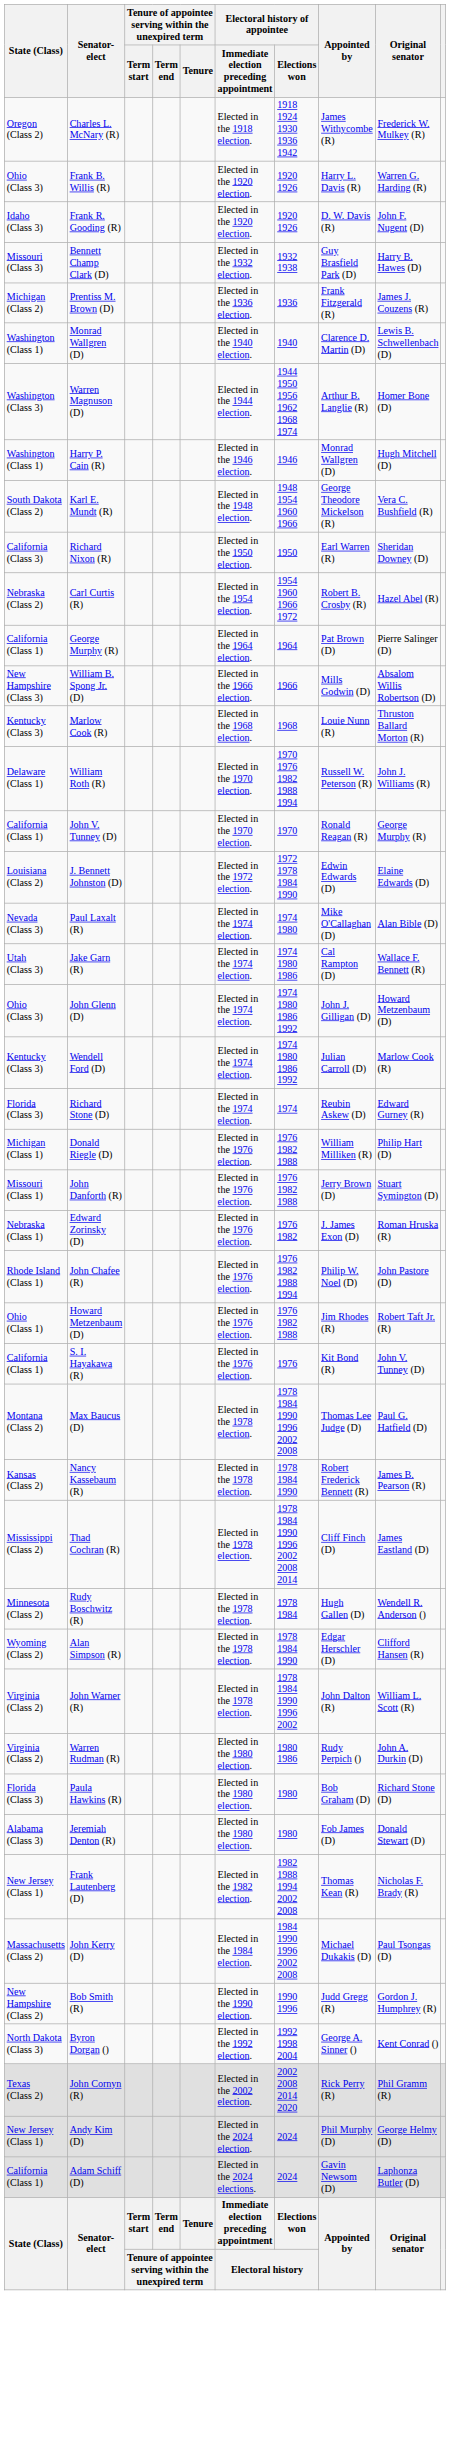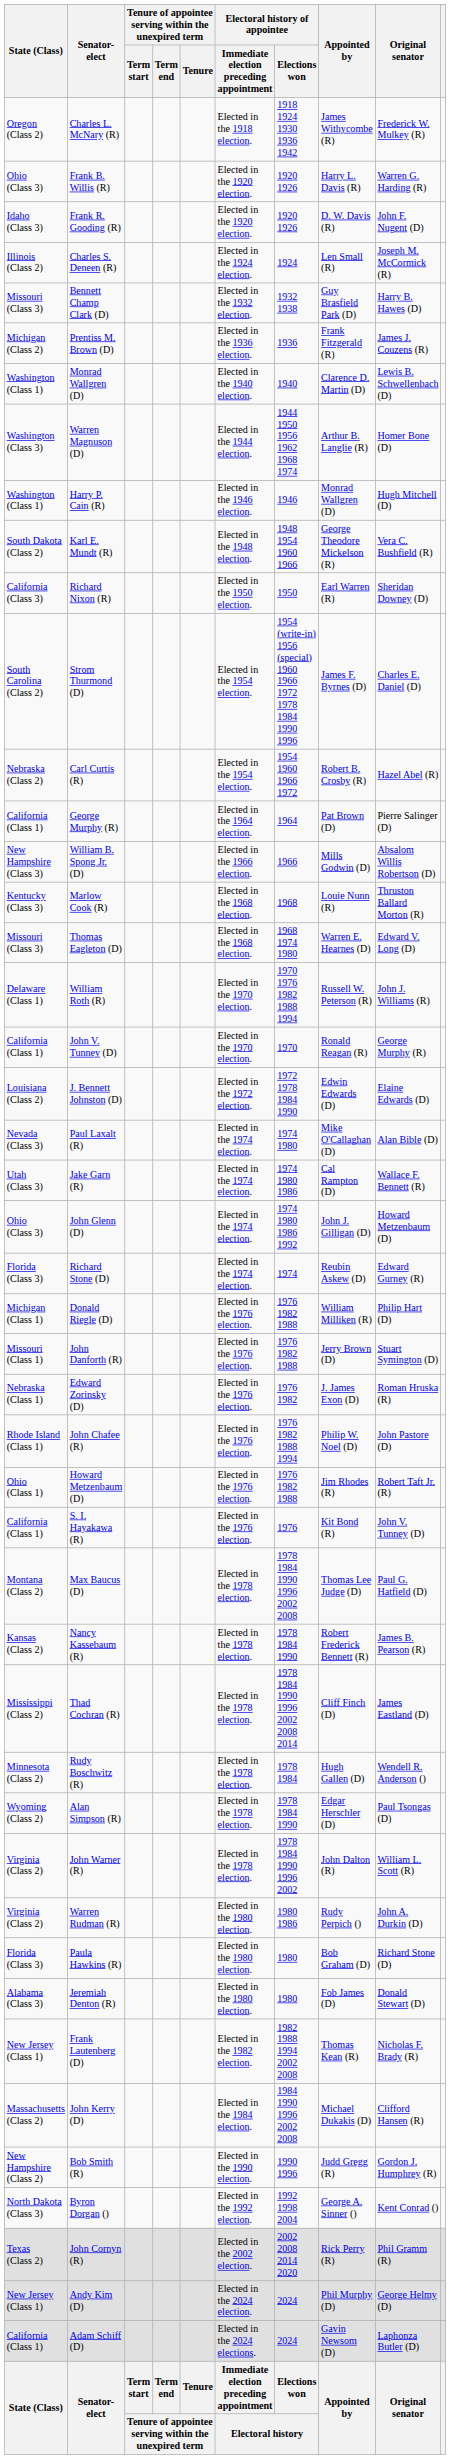+ row: (93, 262)
+ row: (91, 681)
+ row: (96, 943)
- row: (87, 1063)
(401, 1649) Clifford Hansen (R) -> (404, 1813) Paul Tsongas (D)
(404, 1951) Paul Tsongas (D) -> (401, 2115) Clifford Hansen (R)
